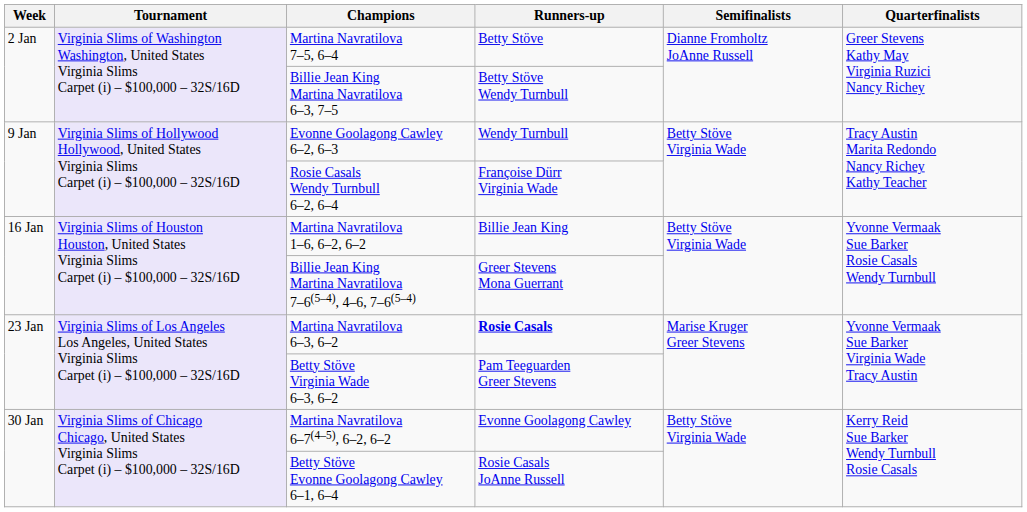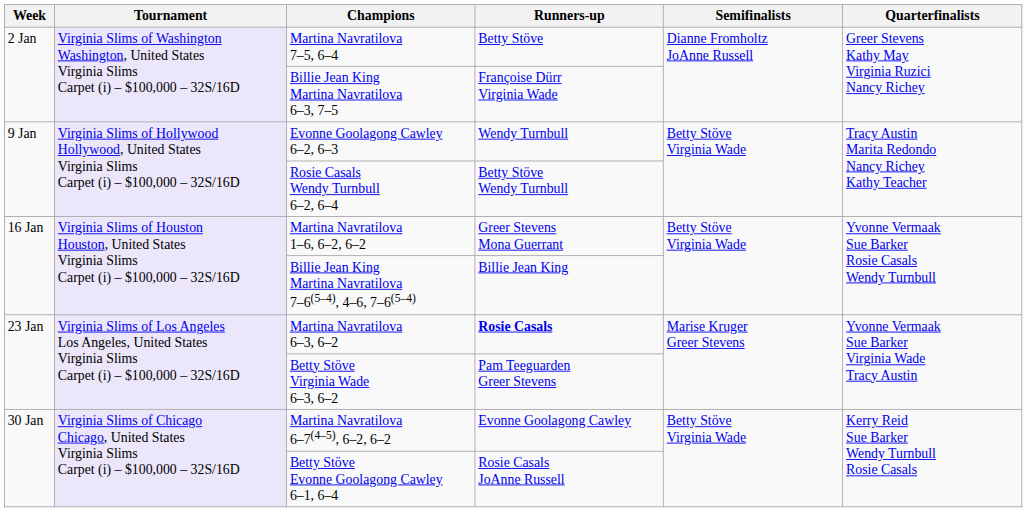(523, 86) Betty Stöve Wendy Turnbull -> (520, 86) Françoise Dürr Virginia Wade
(520, 181) Françoise Dürr Virginia Wade -> (523, 181) Betty Stöve Wendy Turnbull
(523, 228) Billie Jean King -> (521, 236) Greer Stevens Mona Guerrant
(521, 275) Greer Stevens Mona Guerrant -> (523, 267) Billie Jean King
